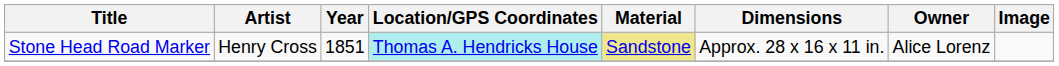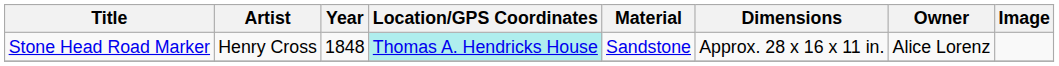(345, 46) 1851 -> (345, 46) 1848
(649, 46) khaki background -> (649, 46) no background
